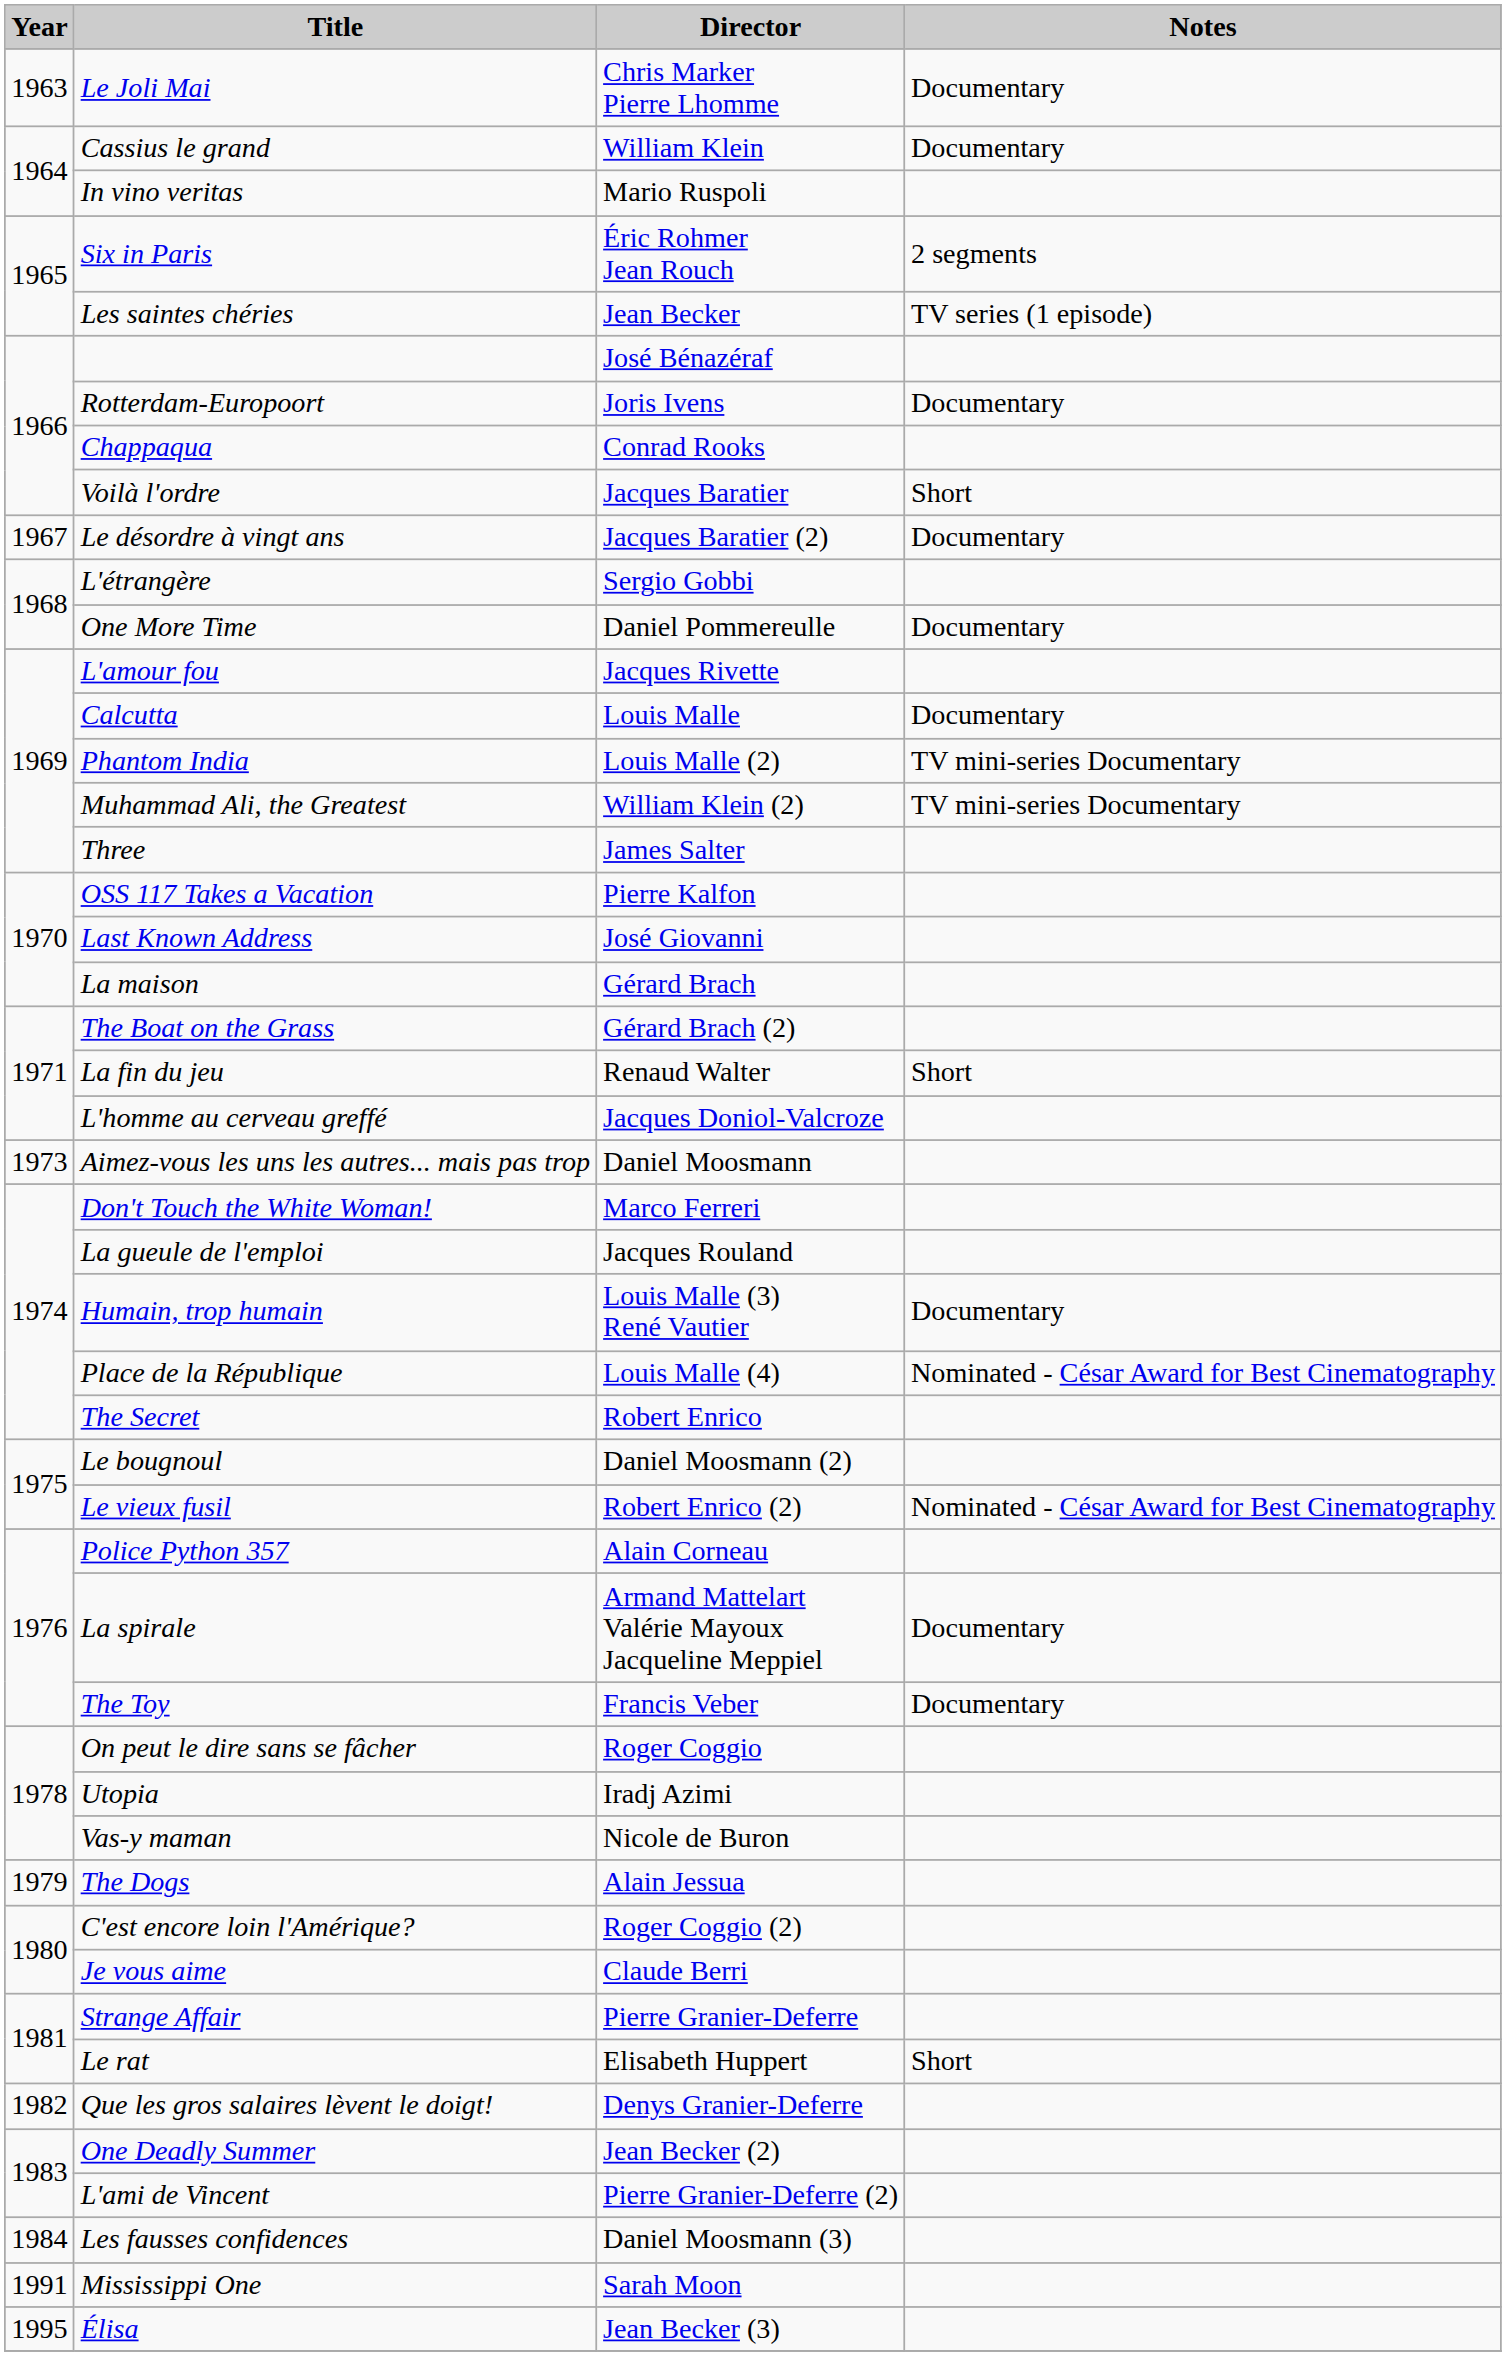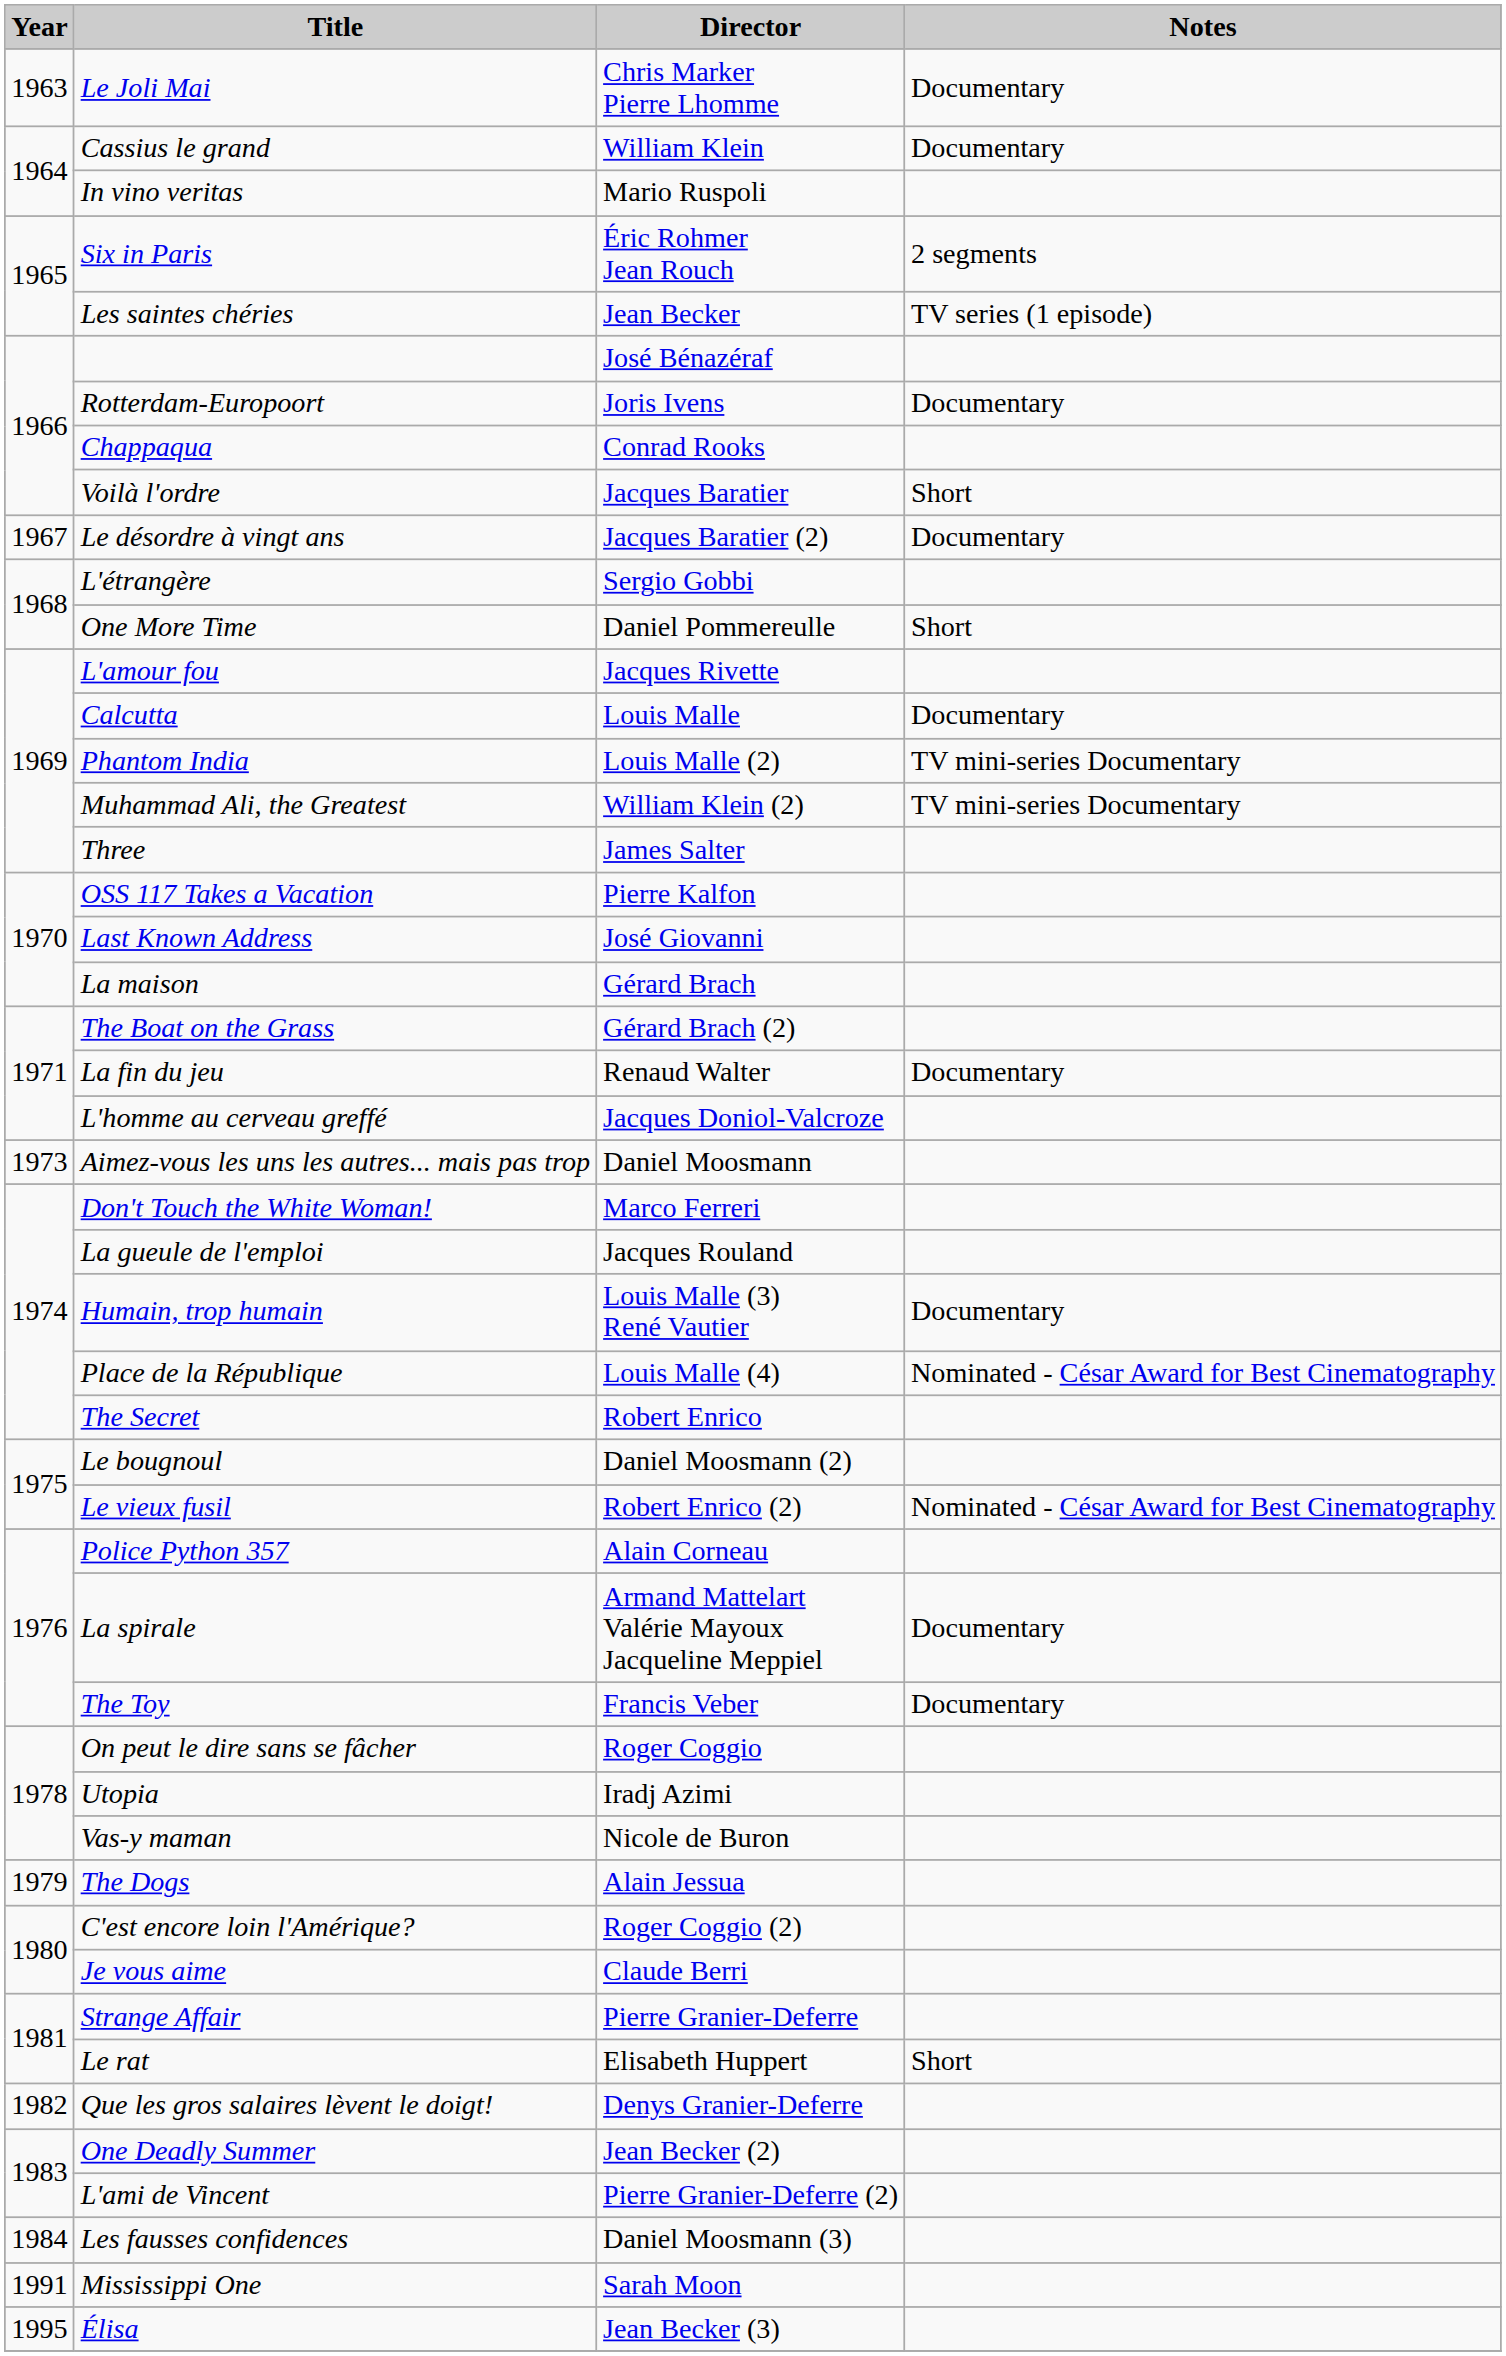(988, 626) Documentary -> (942, 626) Short
(942, 1072) Short -> (988, 1072) Documentary
